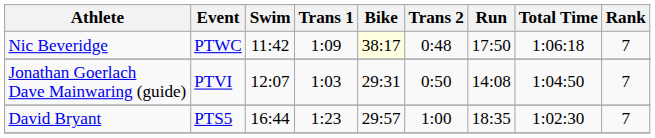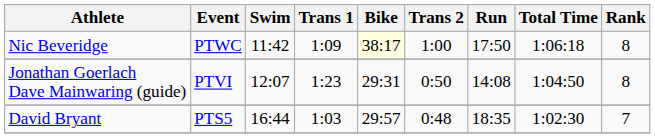(436, 45) 0:48 -> (436, 45) 1:00
(626, 45) 7 -> (626, 45) 8
(326, 82) 1:03 -> (326, 82) 1:23
(626, 82) 7 -> (626, 82) 8
(326, 118) 1:23 -> (326, 118) 1:03
(436, 118) 1:00 -> (436, 118) 0:48
